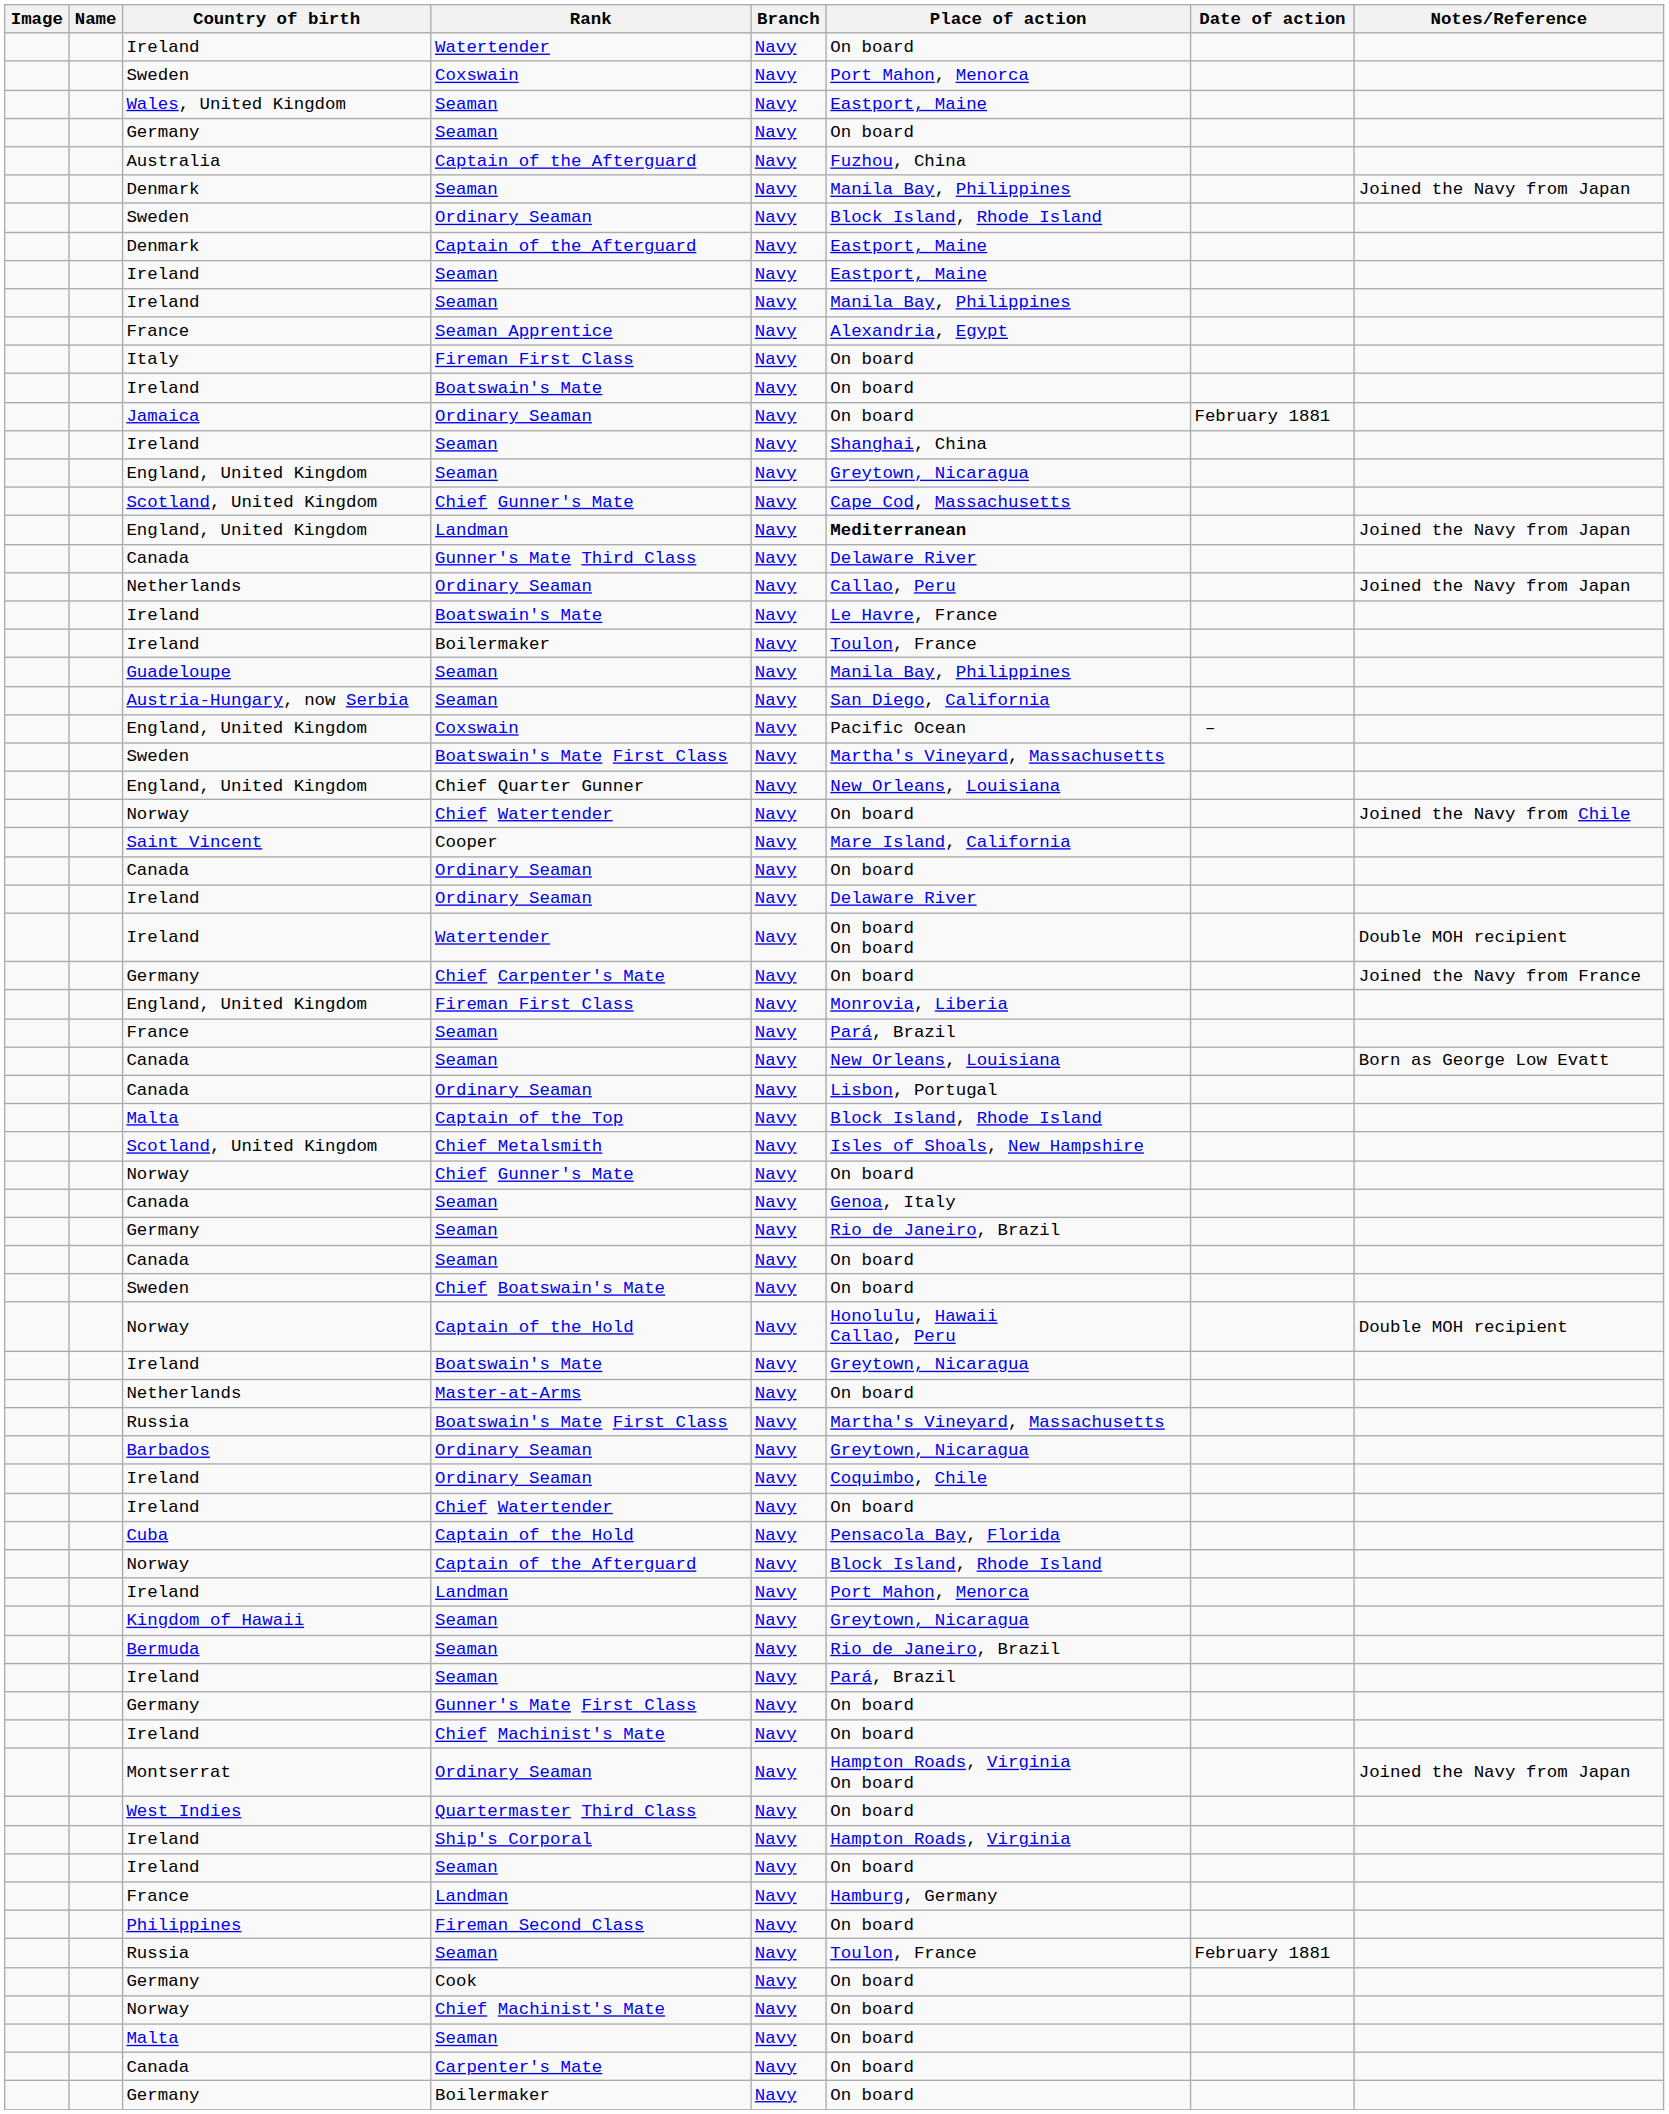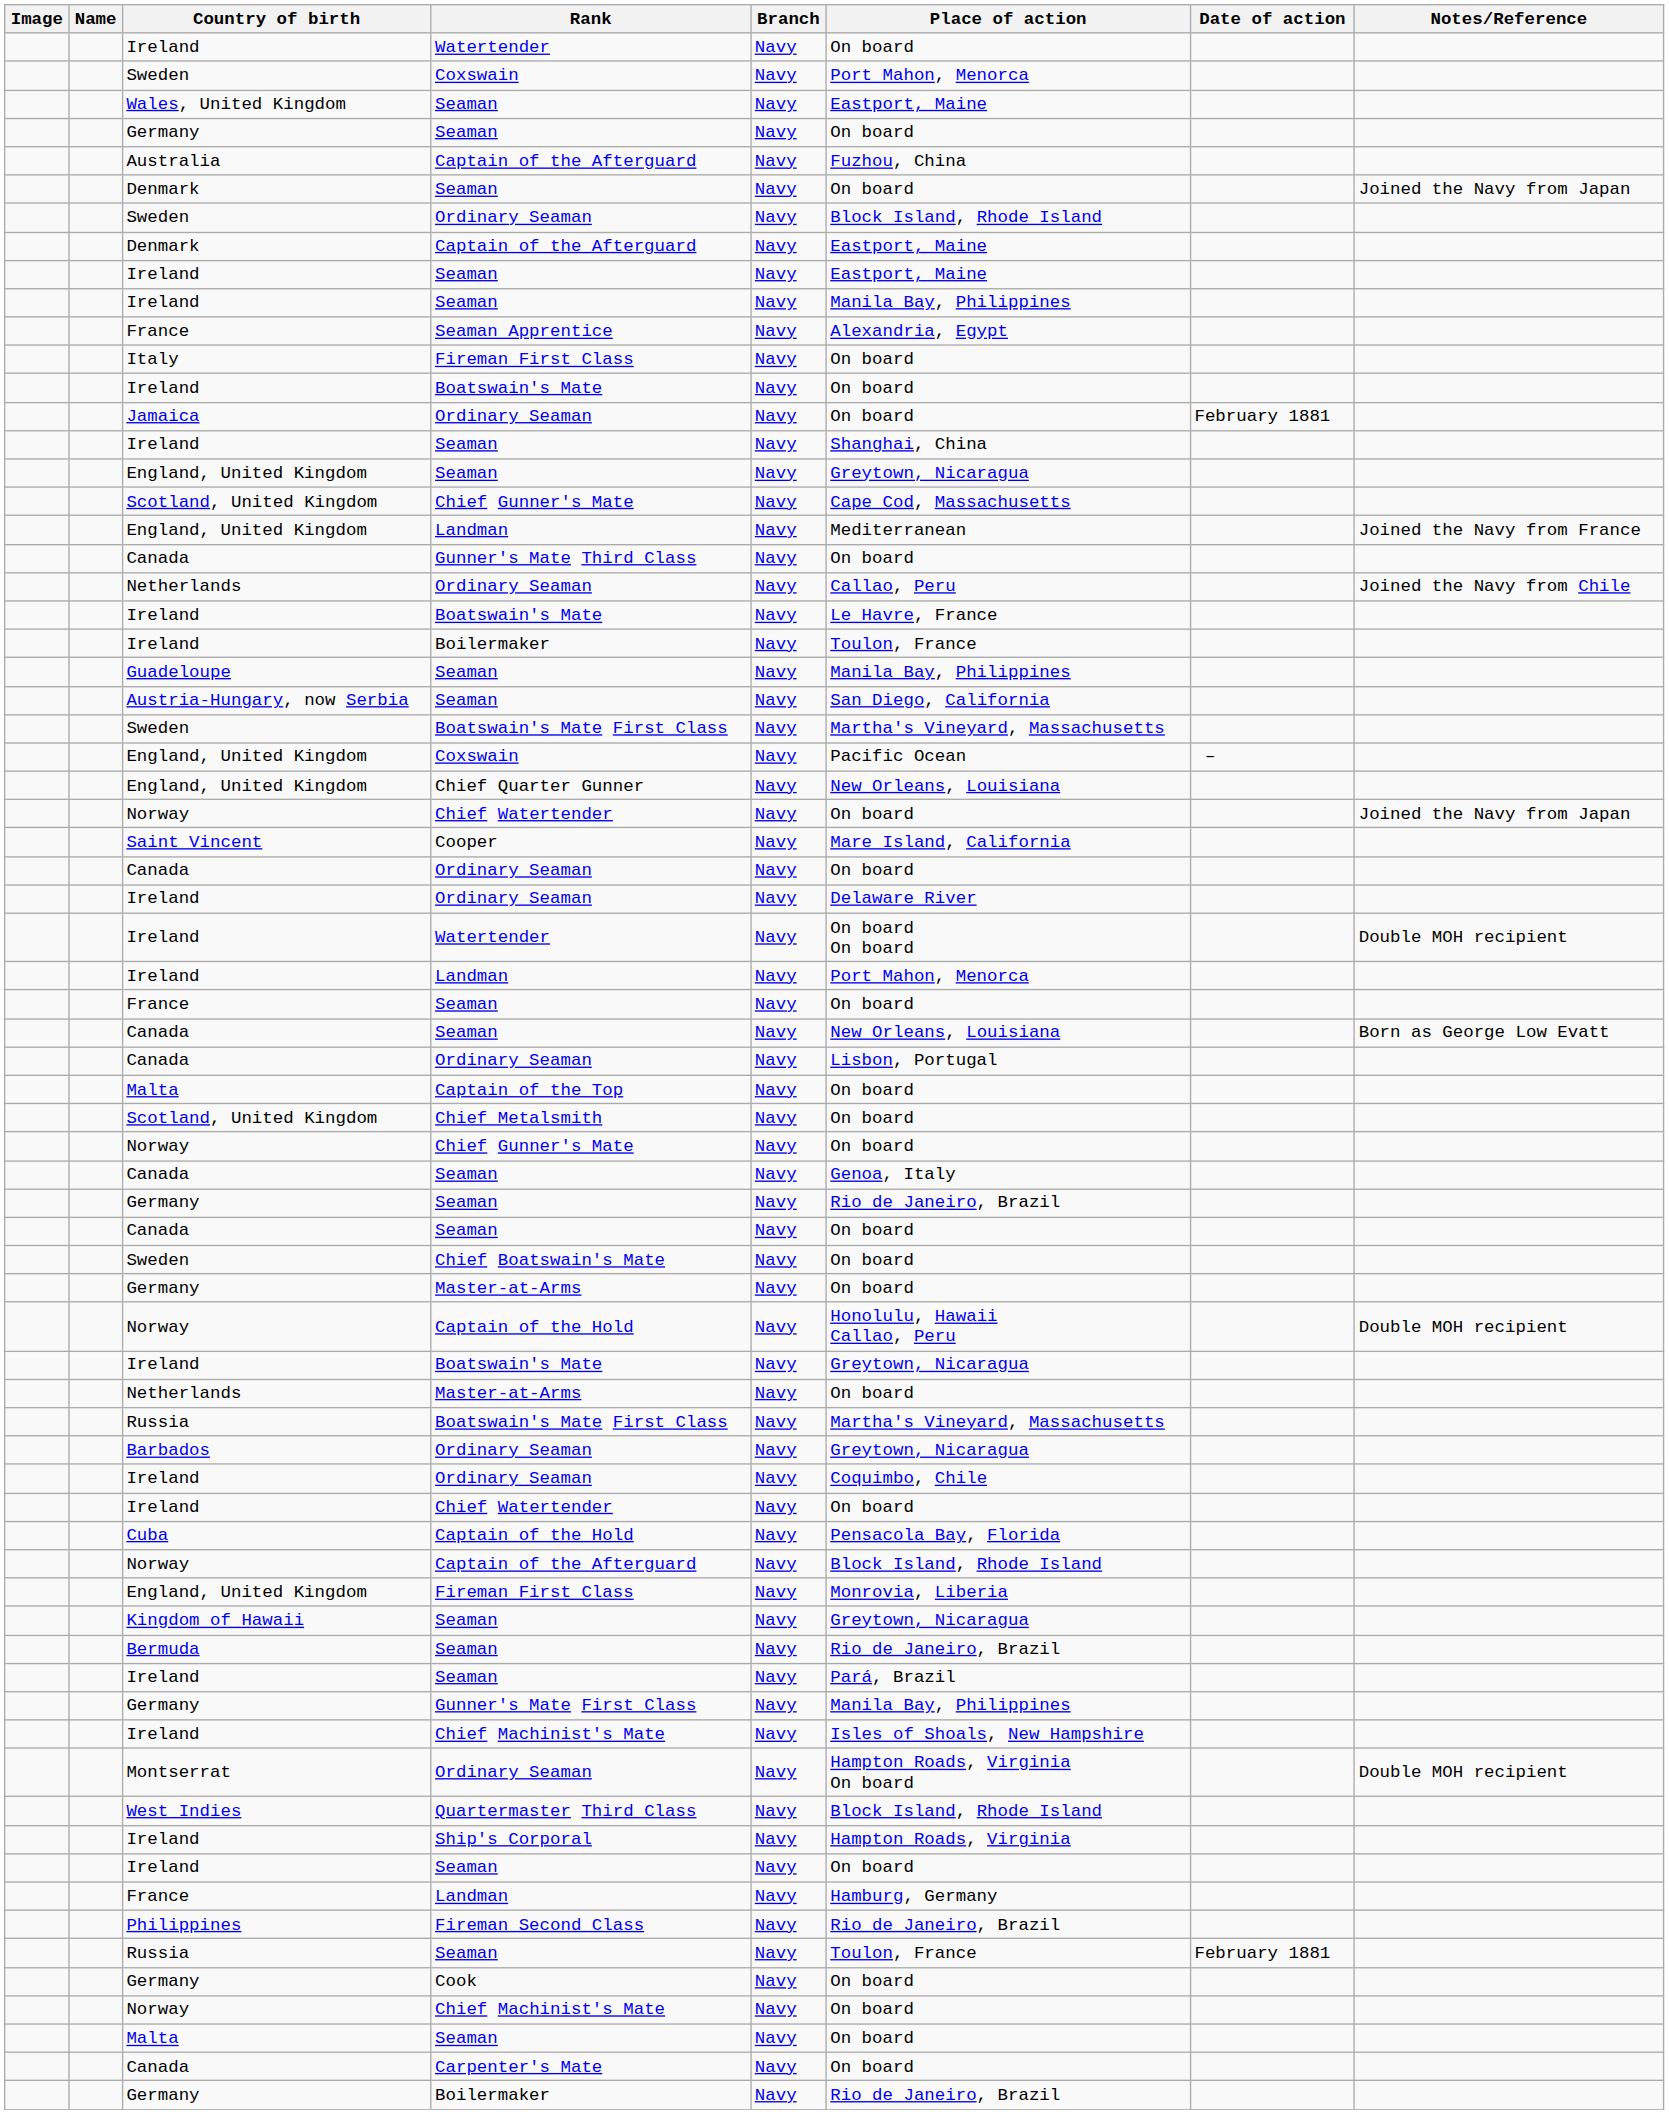(950, 189) Manila Bay, Philippines -> (872, 189) On board
(898, 530) bold -> (898, 530) normal
(1495, 530) Joined the Navy from Japan -> (1500, 530) Joined the Navy from France
(903, 558) Delaware River -> (872, 558) On board
(1495, 587) Joined the Navy from Japan -> (1495, 587) Joined the Navy from Chile
rows swapped: (247, 729) <-> (158, 757)
(1495, 814) Joined the Navy from Chile -> (1495, 814) Joined the Navy from Japan
- row: (163, 976)
rows swapped: (163, 1592) <-> (247, 1004)
(893, 1033) Pará, Brazil -> (872, 1004) On board
(966, 1118) Block Island, Rhode Island -> (872, 1089) On board
(987, 1146) Isles of Shoals, New Hampshire -> (872, 1118) On board
+ row: (163, 1288)
(872, 1706) On board -> (950, 1706) Manila Bay, Philippines
(872, 1734) On board -> (987, 1734) Isles of Shoals, New Hampshire
(1495, 1773) Joined the Navy from Japan -> (1463, 1773) Double MOH recipient
(872, 1811) On board -> (966, 1811) Block Island, Rhode Island
(872, 1925) On board -> (945, 1925) Rio de Janeiro, Brazil
(872, 2095) On board -> (945, 2095) Rio de Janeiro, Brazil
